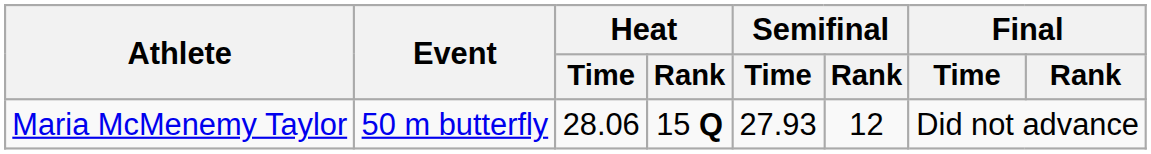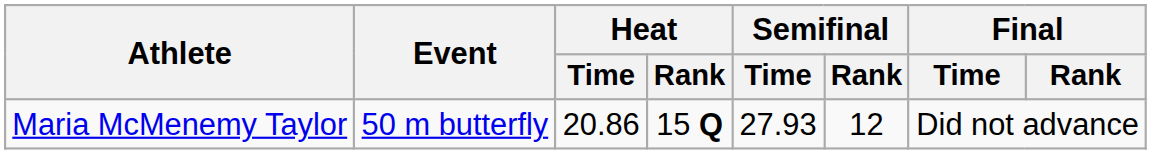(601, 124) 28.06 -> (601, 124) 20.86
